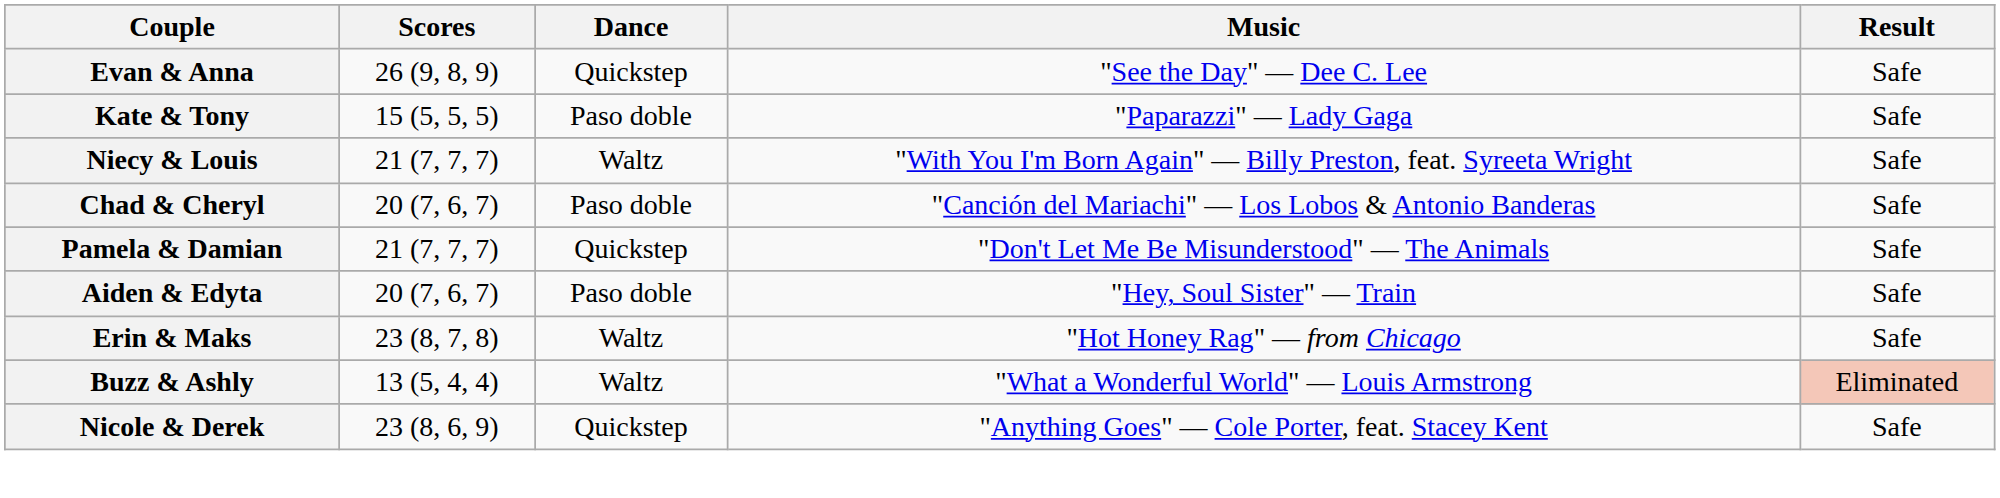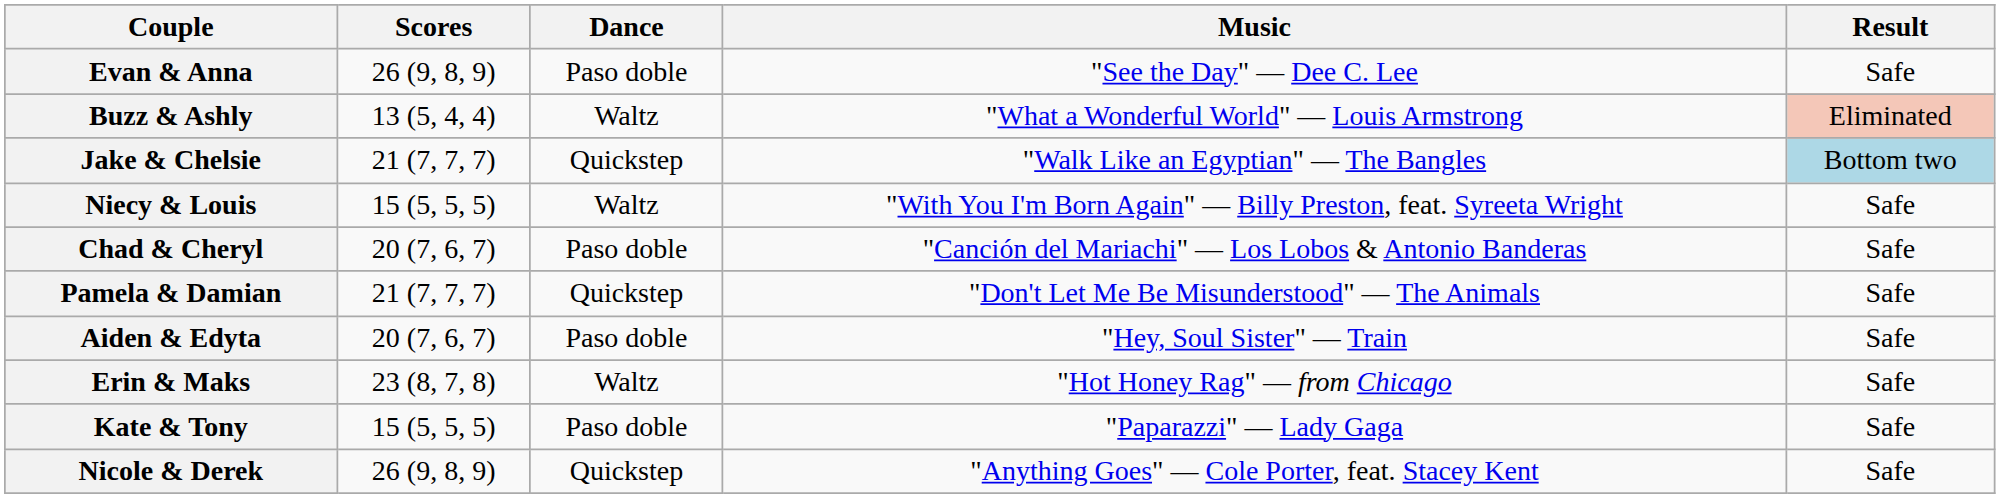(631, 71) Quickstep -> (626, 71) Paso doble
rows swapped: (172, 381) <-> (172, 115)
+ row: (171, 159)
(437, 159) 21 (7, 7, 7) -> (434, 204) 15 (5, 5, 5)
(437, 426) 23 (8, 6, 9) -> (434, 470) 26 (9, 8, 9)
